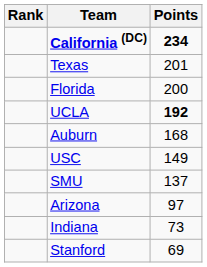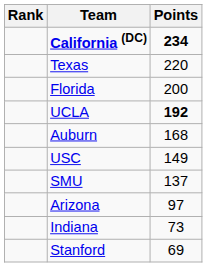(176, 66) 201 -> (176, 66) 220
